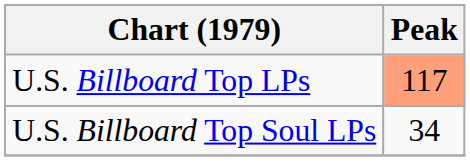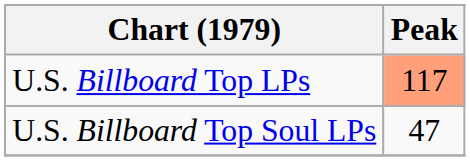(424, 130) 34 -> (424, 130) 47
